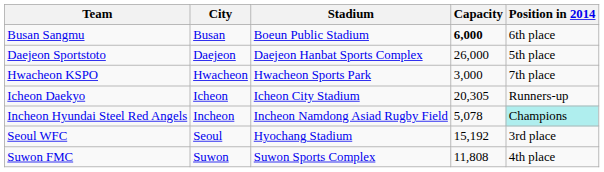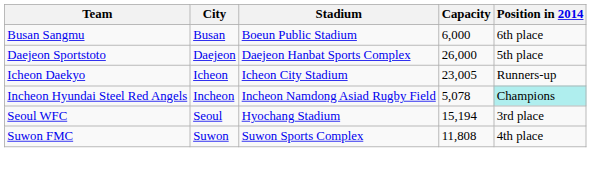(468, 34) bold -> (456, 34) normal
- row: (53, 75)
(471, 95) 20,305 -> (459, 75) 23,005
(471, 136) 15,192 -> (459, 116) 15,194
